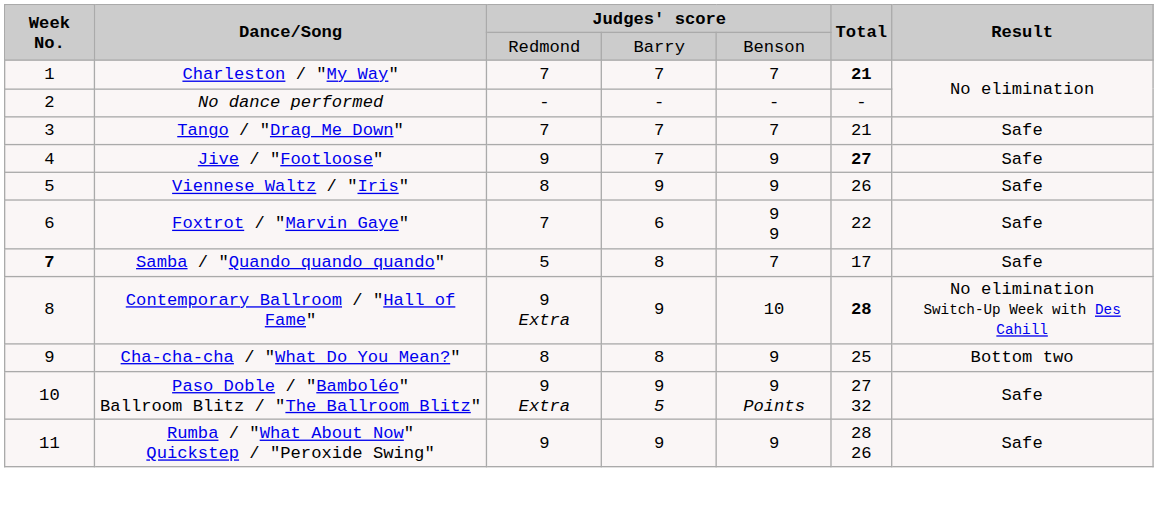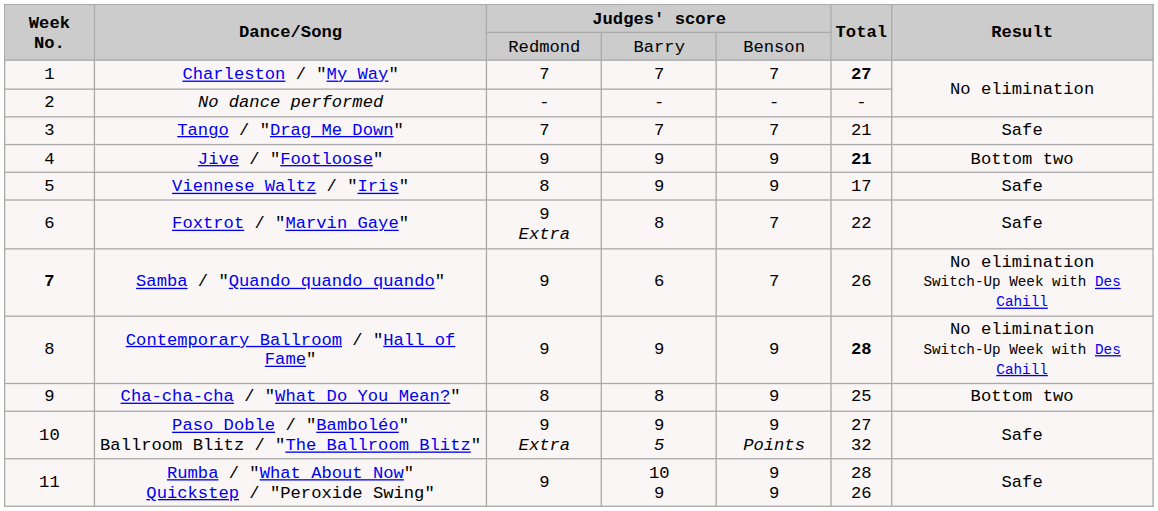(861, 75) 21 -> (861, 75) 27
(659, 158) 7 -> (659, 158) 9
(861, 158) 27 -> (861, 158) 21
(1022, 158) Safe -> (1022, 158) Bottom two
(861, 186) 26 -> (861, 186) 17
(544, 224) 7 -> (544, 224) 9 Extra
(659, 224) 6 -> (659, 224) 8
(774, 224) 9 9 -> (774, 224) 7
(544, 262) 5 -> (544, 282) 9
(659, 262) 8 -> (659, 282) 6
(861, 262) 17 -> (861, 282) 26
(1022, 262) Safe -> (1022, 281) No elimination Switch-Up Week with Des Cahill
(544, 310) 9 Extra -> (544, 350) 9
(774, 310) 10 -> (774, 350) 9
(659, 443) 9 -> (659, 483) 10 9
(774, 443) 9 -> (774, 483) 9 9
